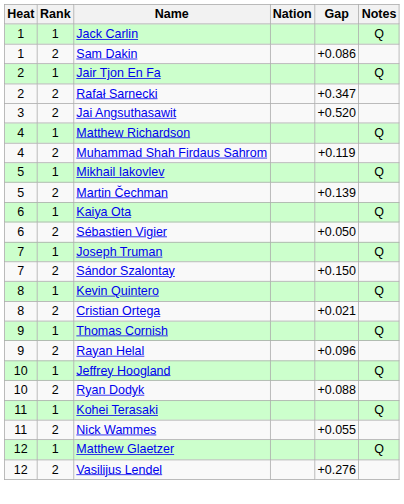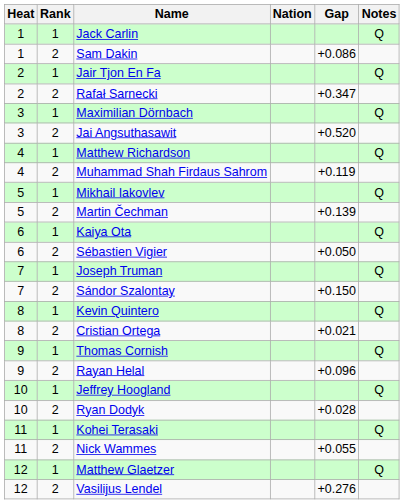+ row: (135, 113)
(337, 390) +0.088 -> (337, 410) +0.028
